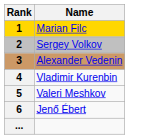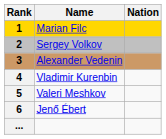+ column: (143, 12)
